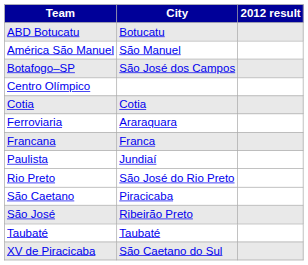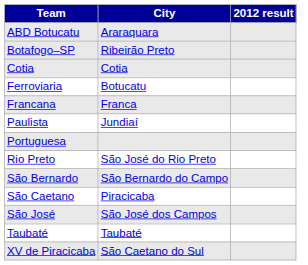(142, 31) Botucatu -> (130, 31) Araraquara
- row: (60, 50)
(177, 68) São José dos Campos -> (138, 50) Ribeirão Preto
- row: (49, 86)
(148, 123) Araraquara -> (123, 86) Botucatu
+ row: (36, 141)
+ row: (43, 178)
(156, 214) Ribeirão Preto -> (159, 214) São José dos Campos
